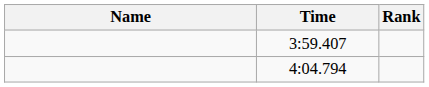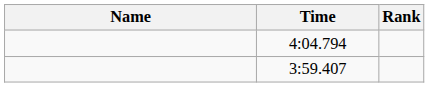rows swapped: (318, 43) <-> (318, 69)
